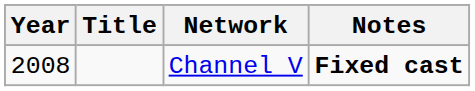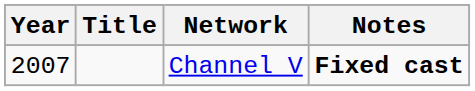(41, 66) 2008 -> (41, 66) 2007
